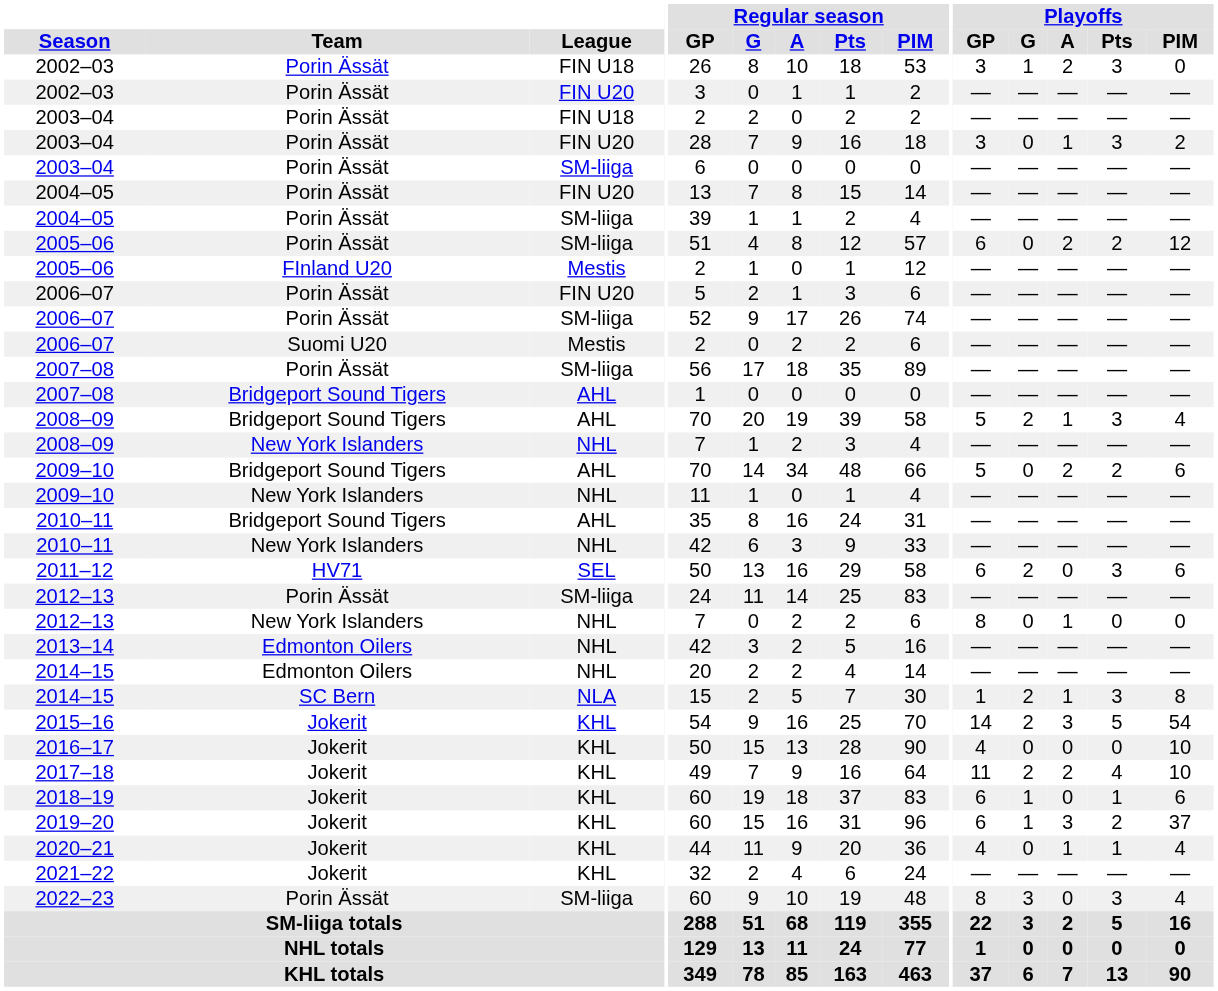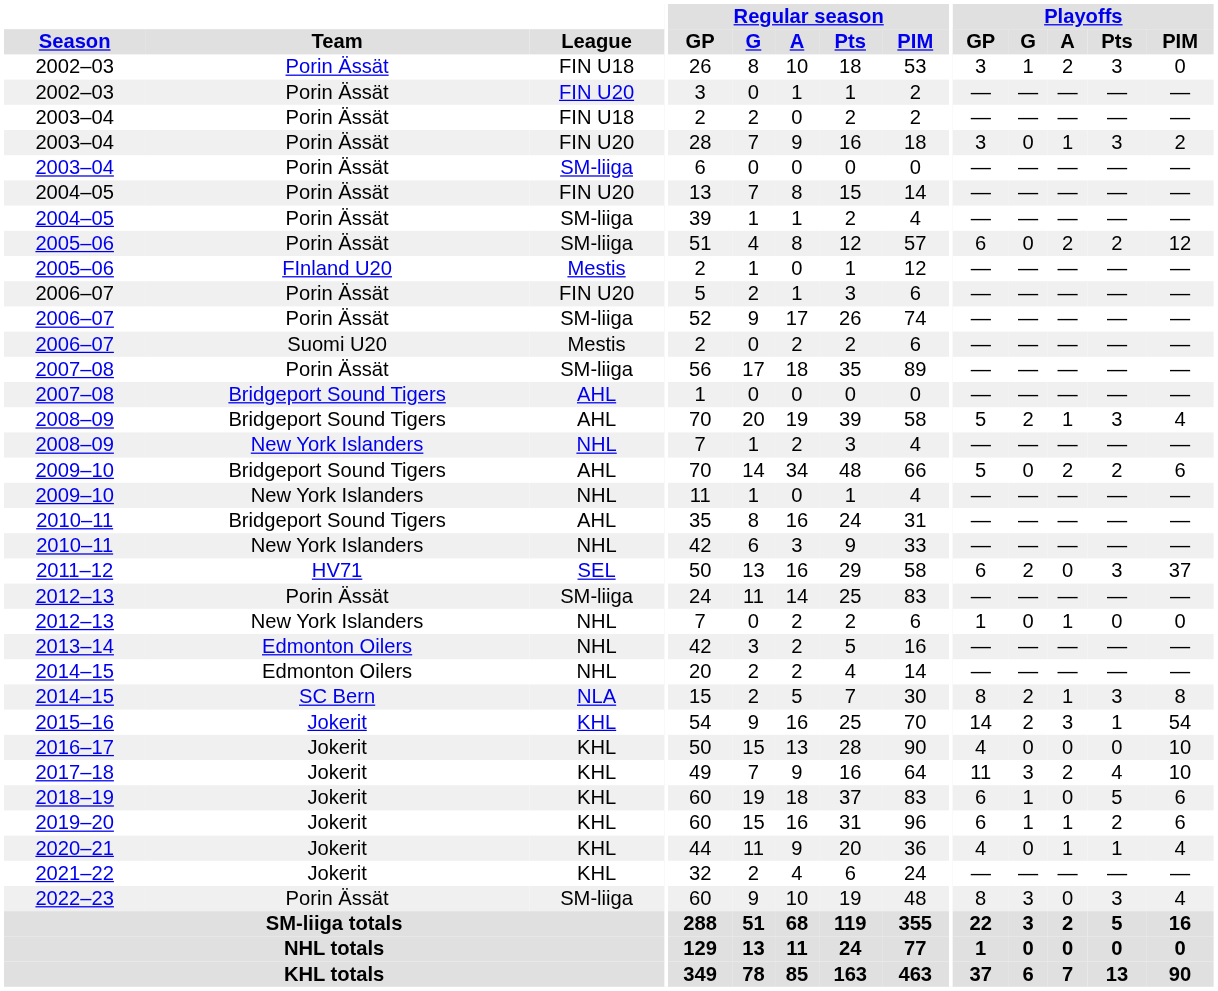(1180, 570) 6 -> (1180, 570) 37
(981, 621) 8 -> (981, 621) 1
(981, 696) 1 -> (981, 696) 8
(1117, 722) 5 -> (1117, 722) 1
(1028, 772) 2 -> (1028, 772) 3
(1117, 797) 1 -> (1117, 797) 5
(1068, 822) 3 -> (1068, 822) 1
(1180, 822) 37 -> (1180, 822) 6
